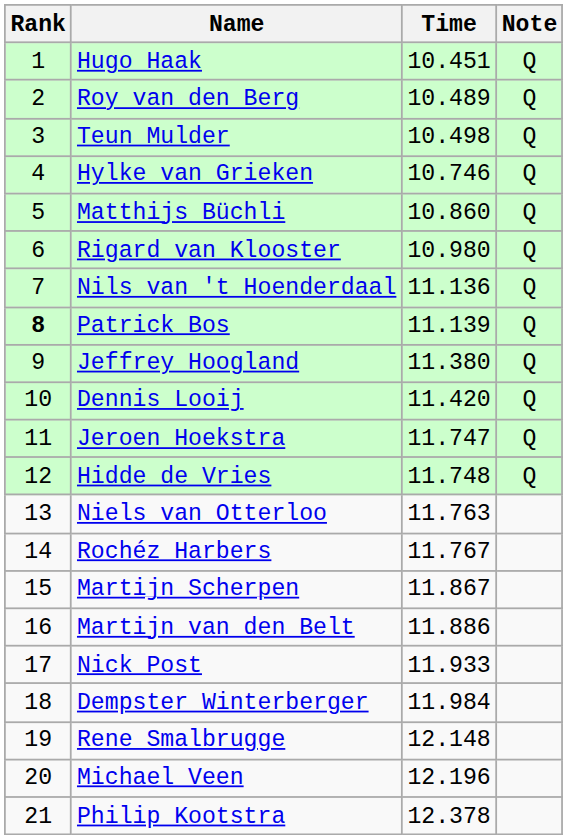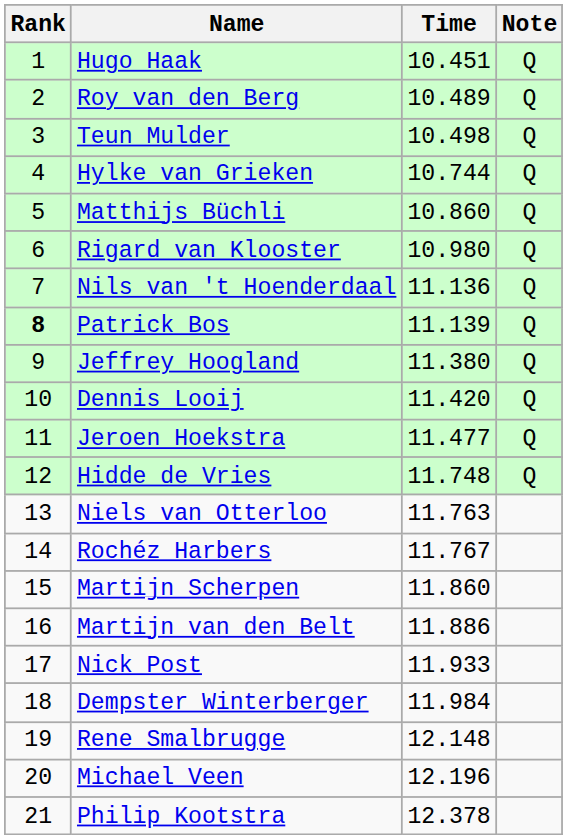(449, 175) 10.746 -> (449, 175) 10.744
(449, 439) 11.747 -> (449, 439) 11.477
(449, 589) 11.867 -> (449, 589) 11.860
